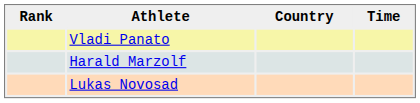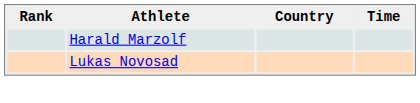- row: (120, 40)
